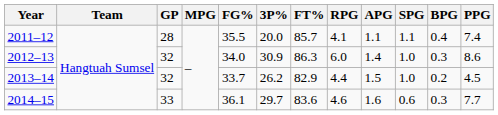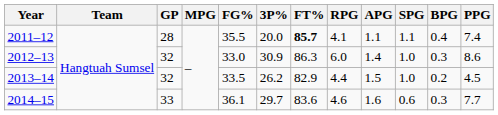(306, 36) normal -> (306, 36) bold
(234, 57) 34.0 -> (234, 57) 33.0
(234, 78) 33.7 -> (234, 78) 33.5
